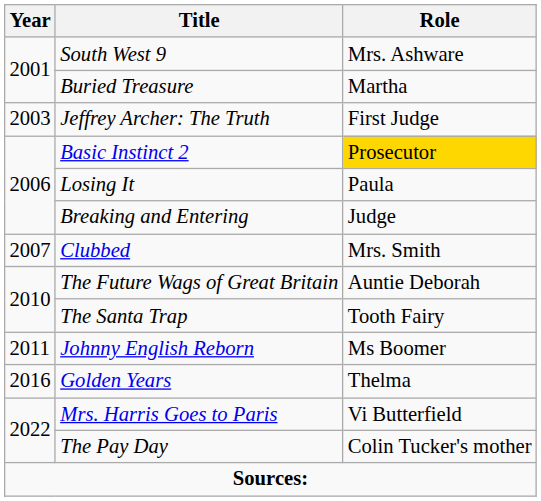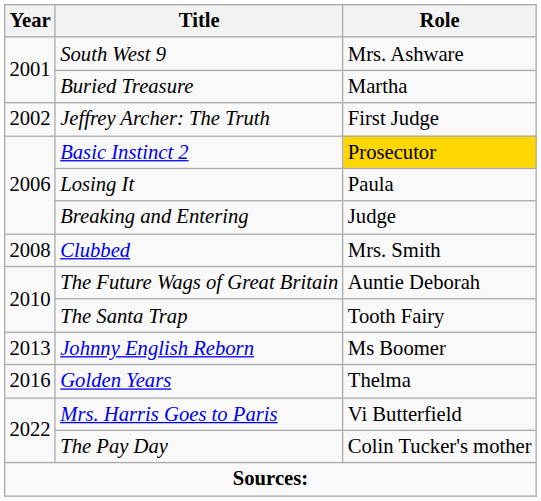(30, 119) 2003 -> (30, 119) 2002
(30, 250) 2007 -> (30, 250) 2008
(30, 348) 2011 -> (30, 348) 2013
